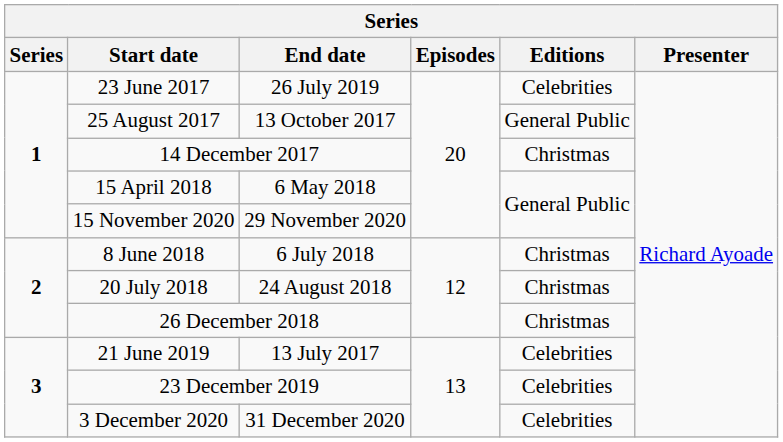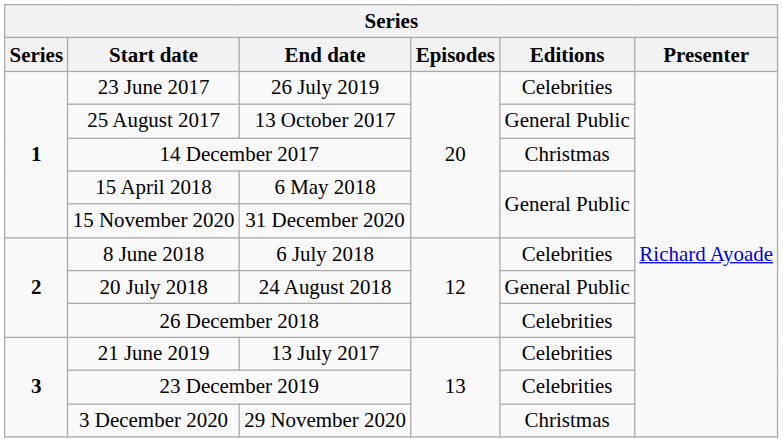(325, 220) 29 November 2020 -> (325, 220) 31 December 2020
(567, 253) Christmas -> (567, 253) Celebrities
(567, 287) Christmas -> (567, 287) General Public
(567, 320) Christmas -> (567, 320) Celebrities
(325, 420) 31 December 2020 -> (325, 420) 29 November 2020
(567, 420) Celebrities -> (567, 420) Christmas
